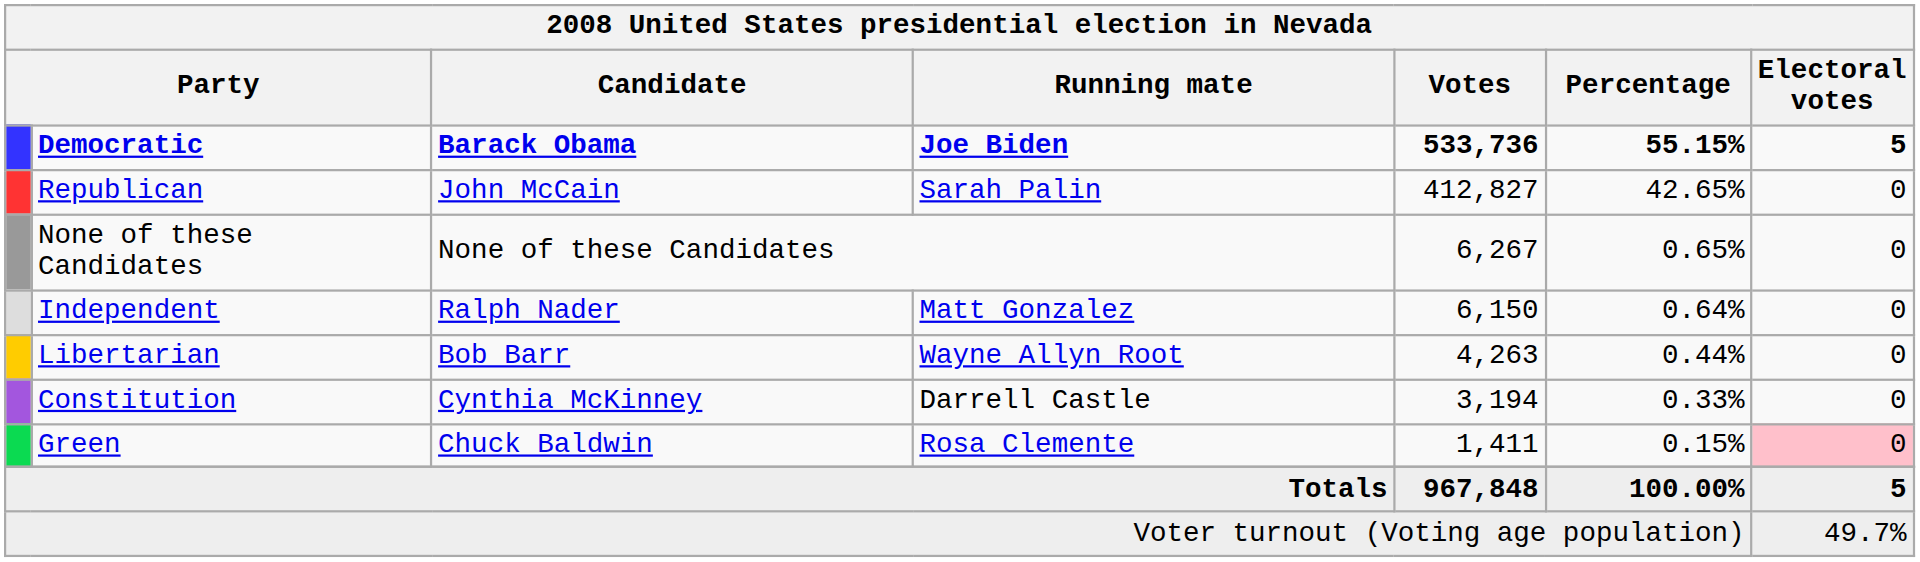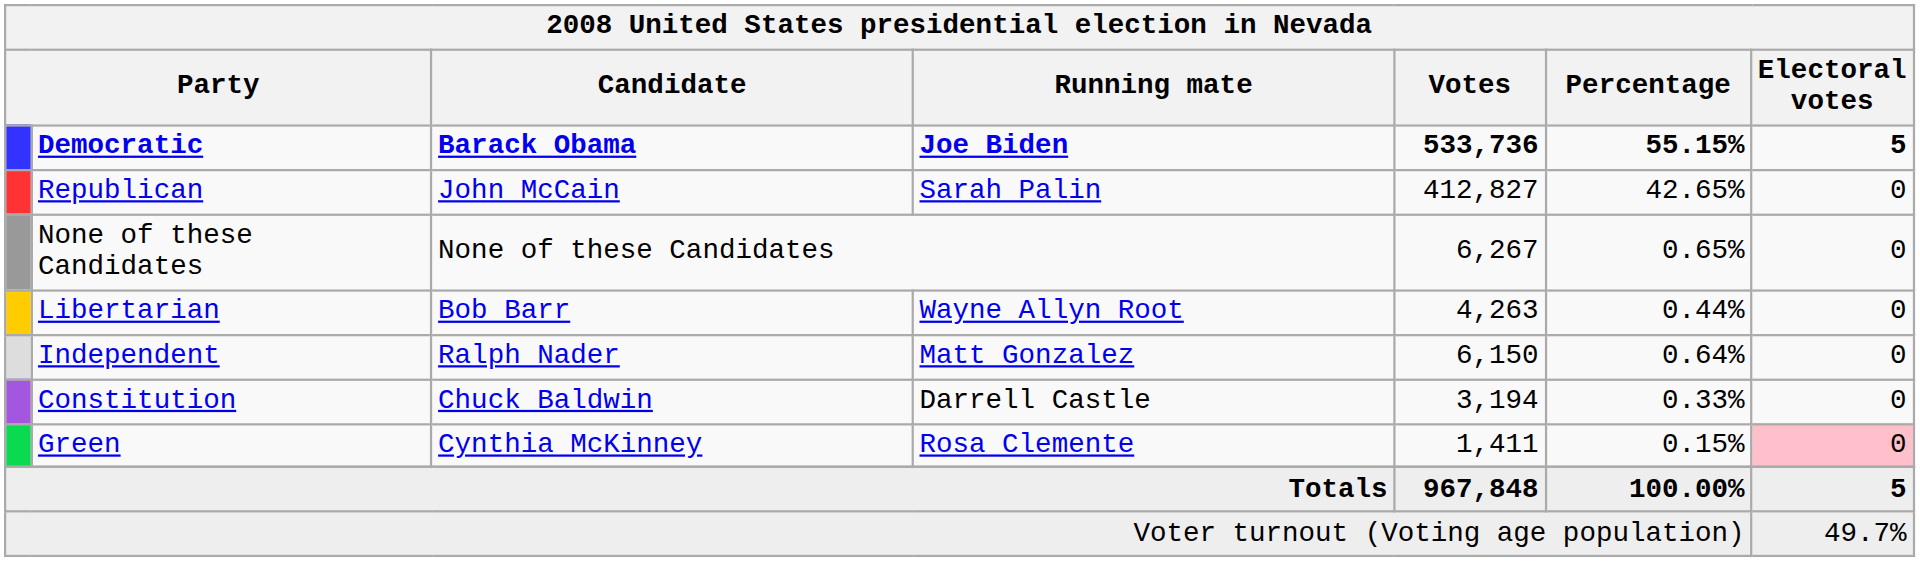rows swapped: (129, 312) <-> (129, 357)
(570, 401) Cynthia McKinney -> (545, 401) Chuck Baldwin
(545, 446) Chuck Baldwin -> (570, 446) Cynthia McKinney
